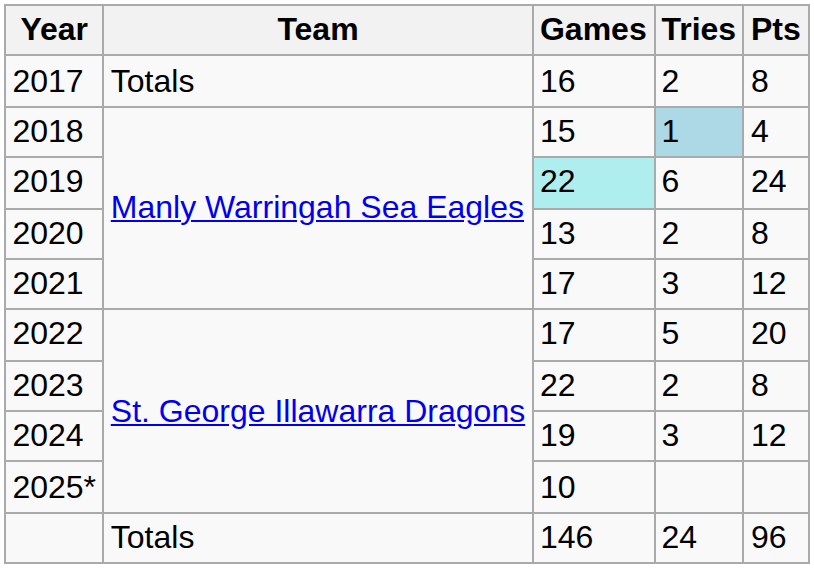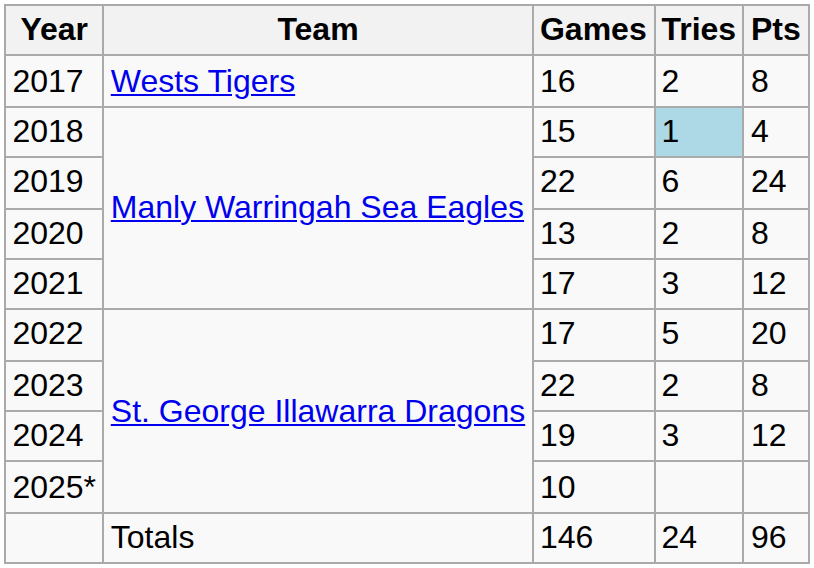(153, 80) Totals -> (203, 80) Wests Tigers
(558, 182) paleturquoise background -> (558, 182) no background
